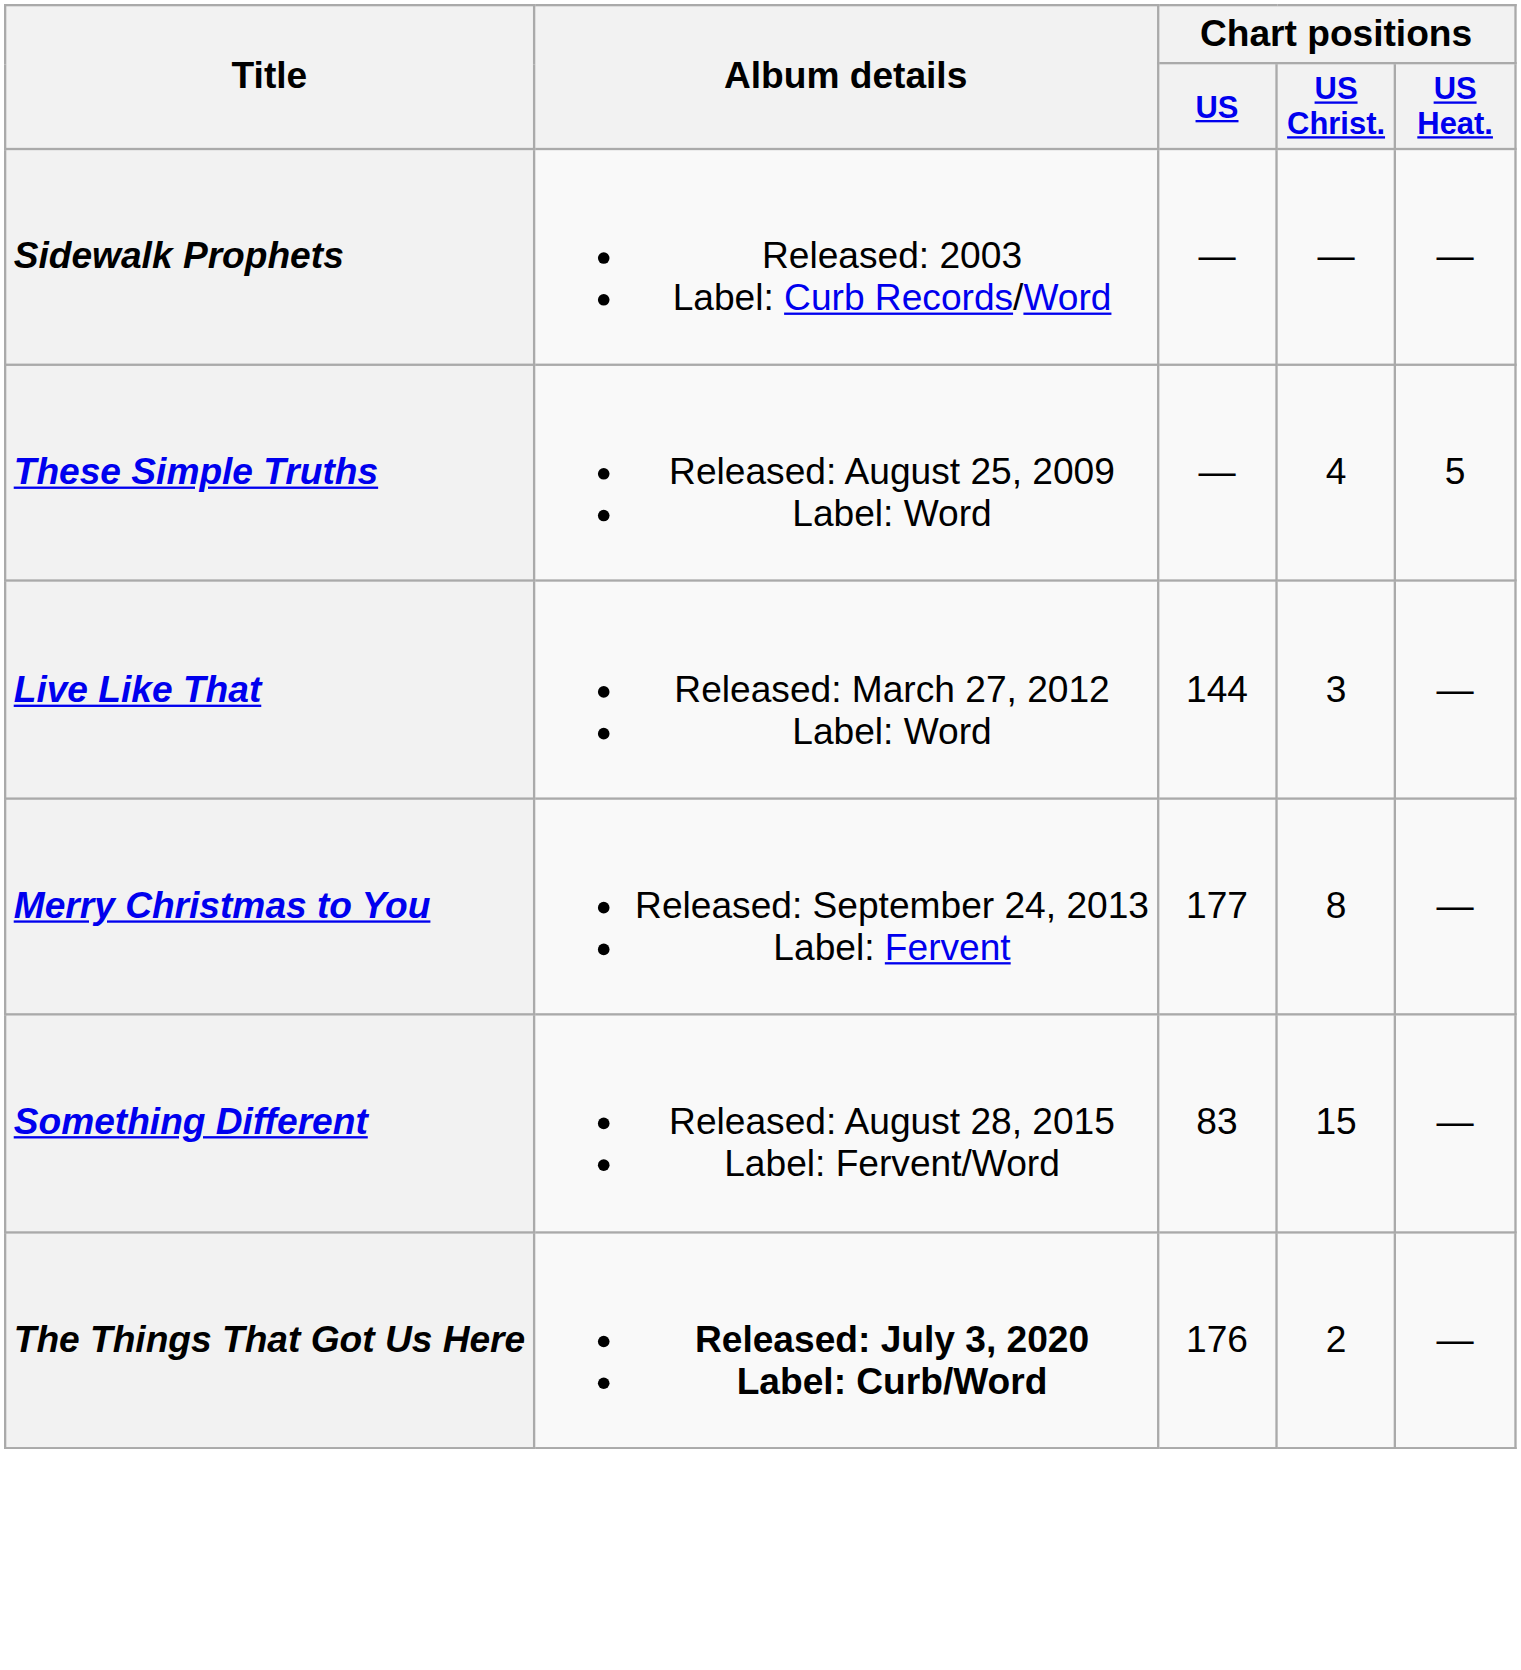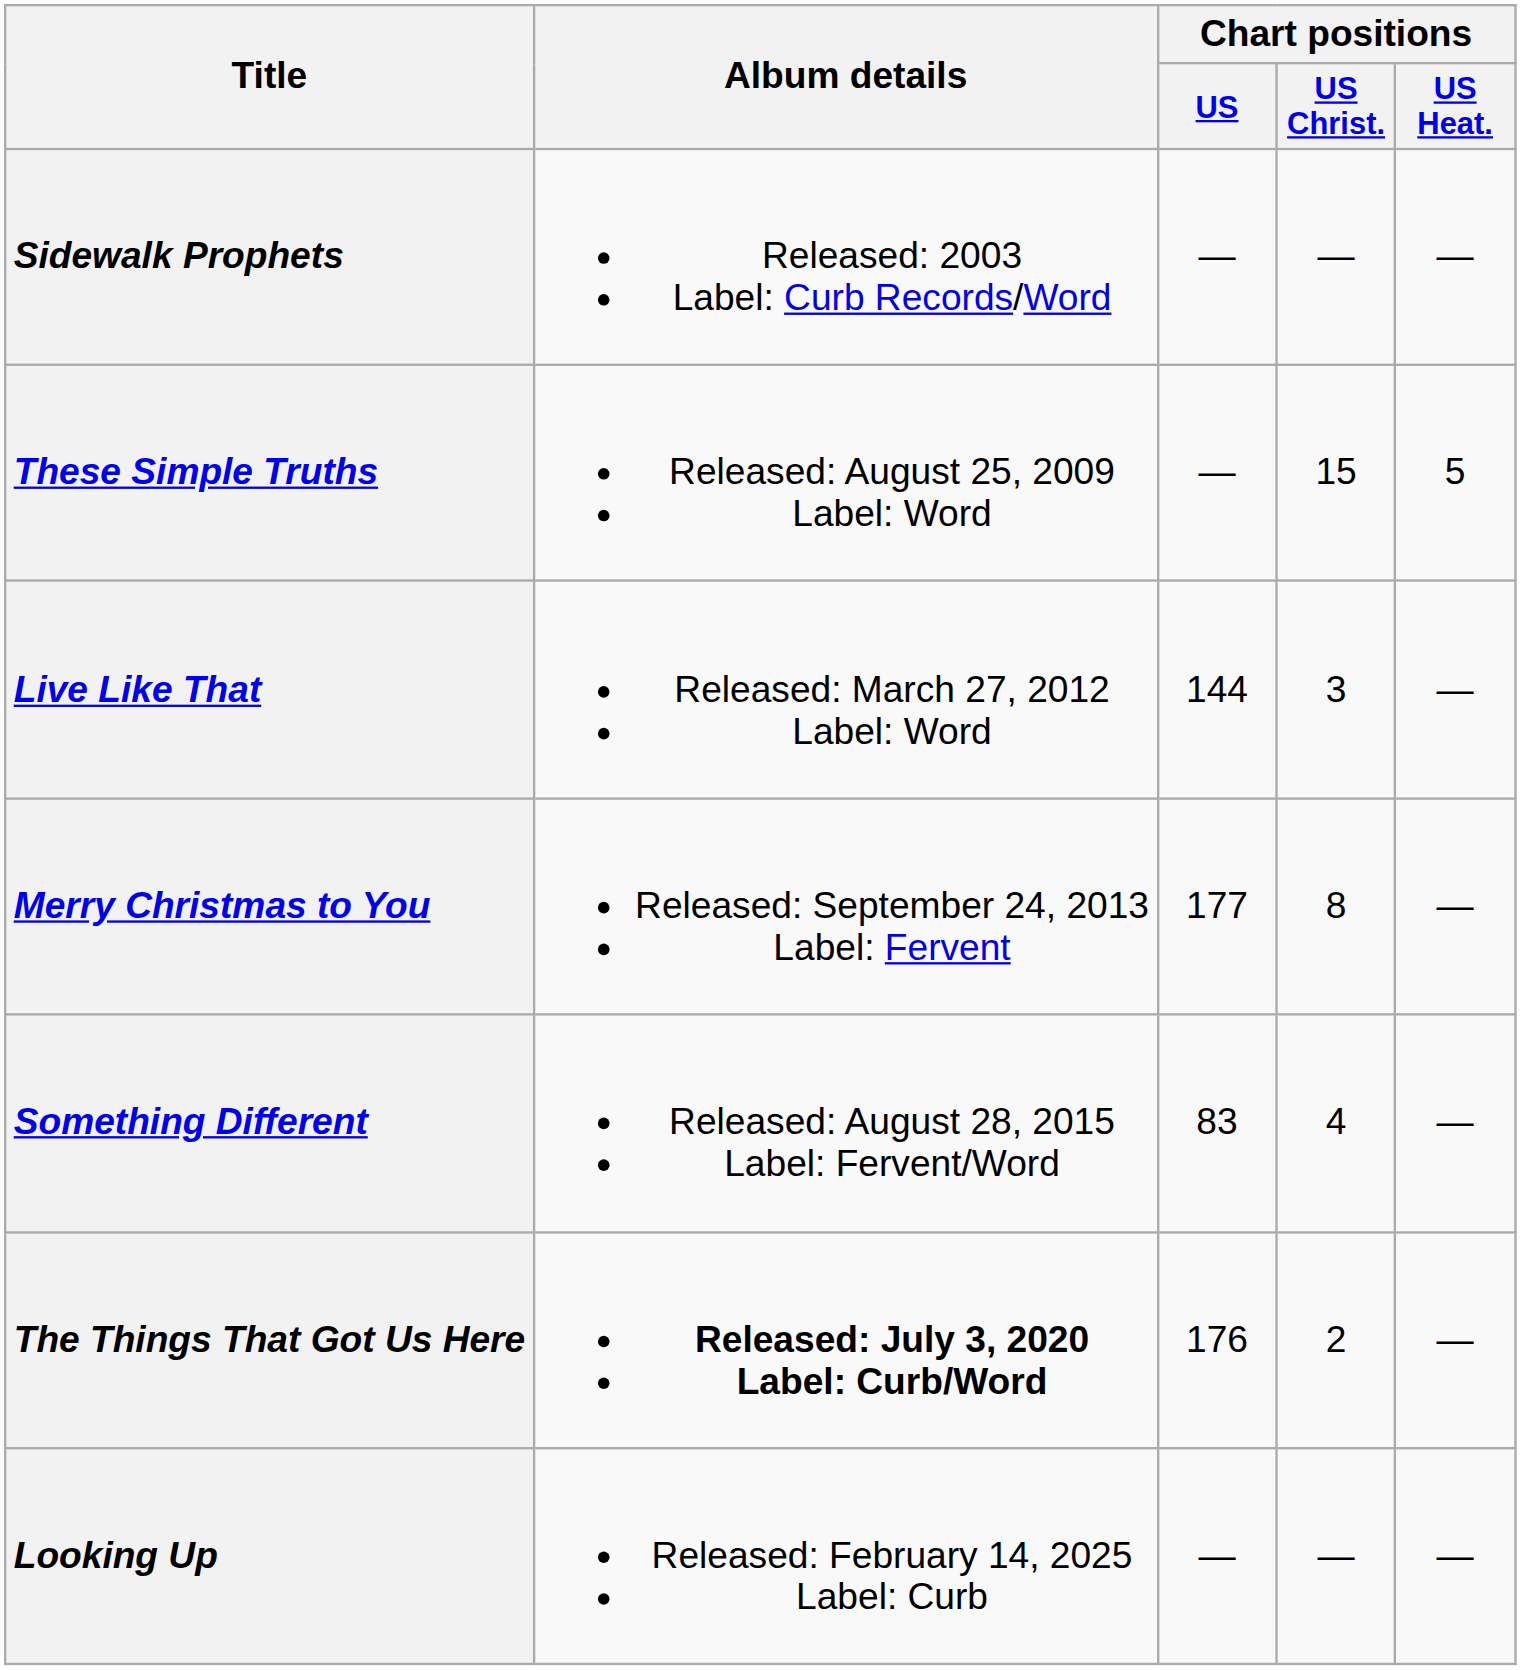(1336, 472) 4 -> (1336, 472) 15
(1336, 1122) 15 -> (1336, 1122) 4
+ row: (116, 1555)
